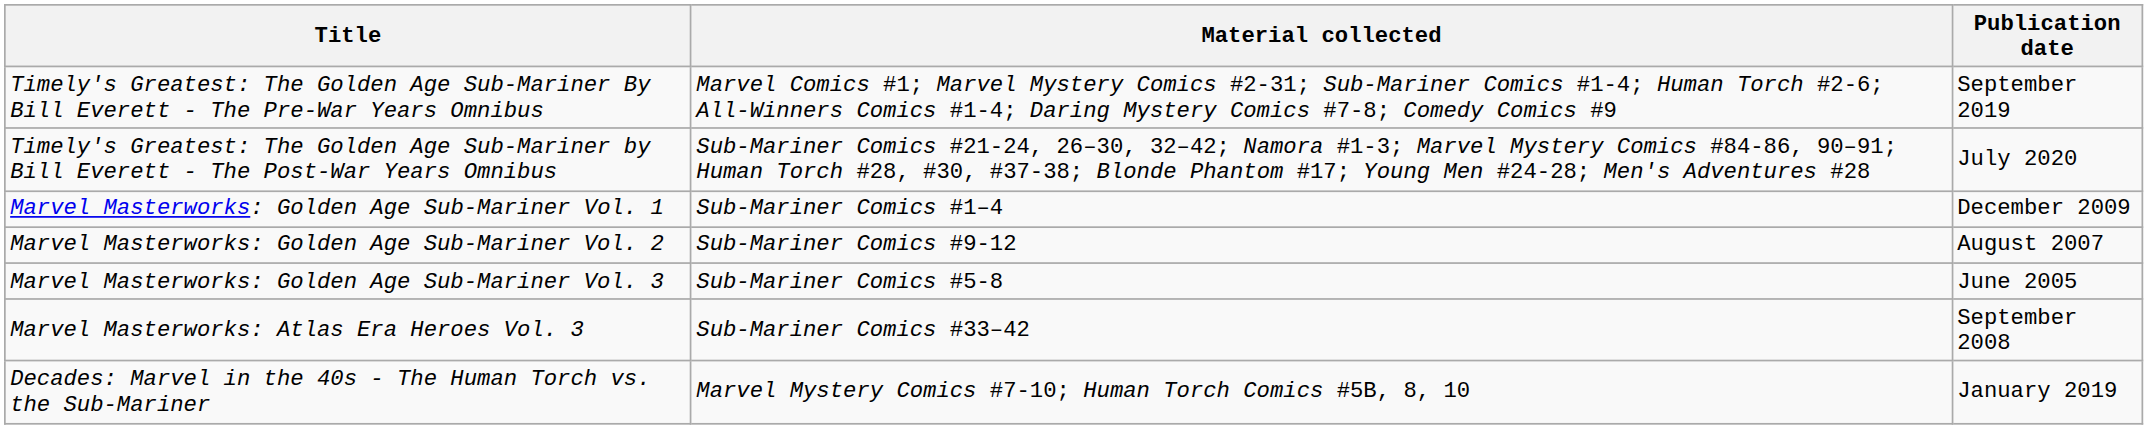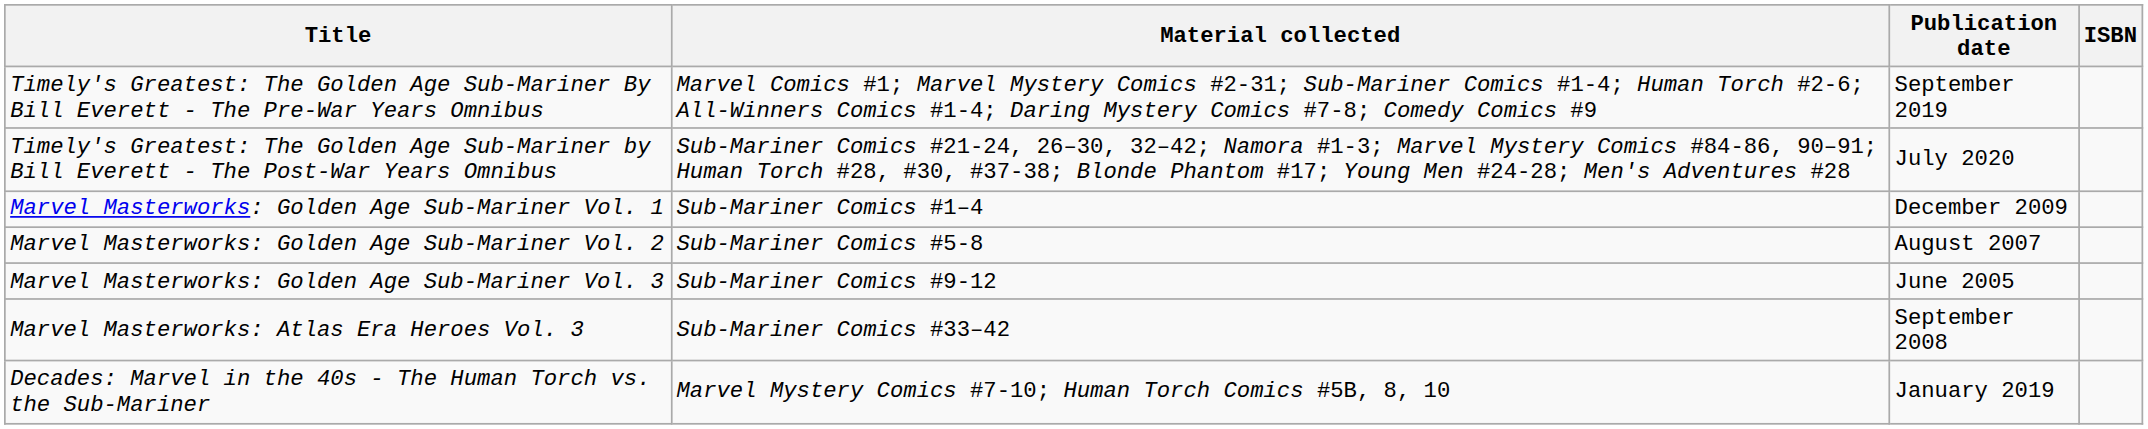+ column: (2110, 36)
(856, 245) Sub-Mariner Comics #9-12 -> (830, 245) Sub-Mariner Comics #5-8
(850, 281) Sub-Mariner Comics #5-8 -> (837, 281) Sub-Mariner Comics #9-12
